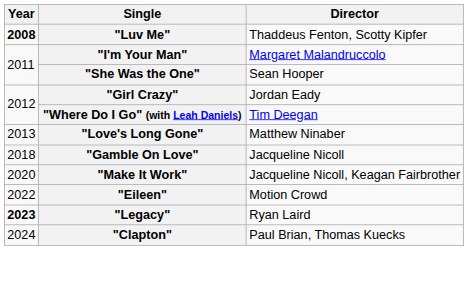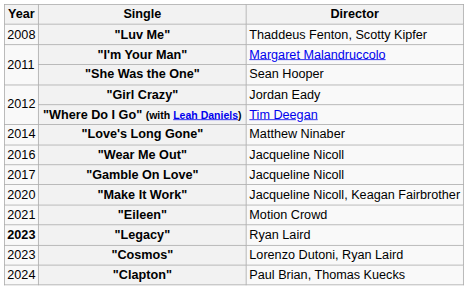(21, 34) bold -> (21, 34) normal
(21, 134) 2013 -> (21, 134) 2014
+ row: (142, 154)
(21, 154) 2018 -> (21, 174) 2017
(21, 194) 2022 -> (21, 214) 2021
+ row: (142, 255)
